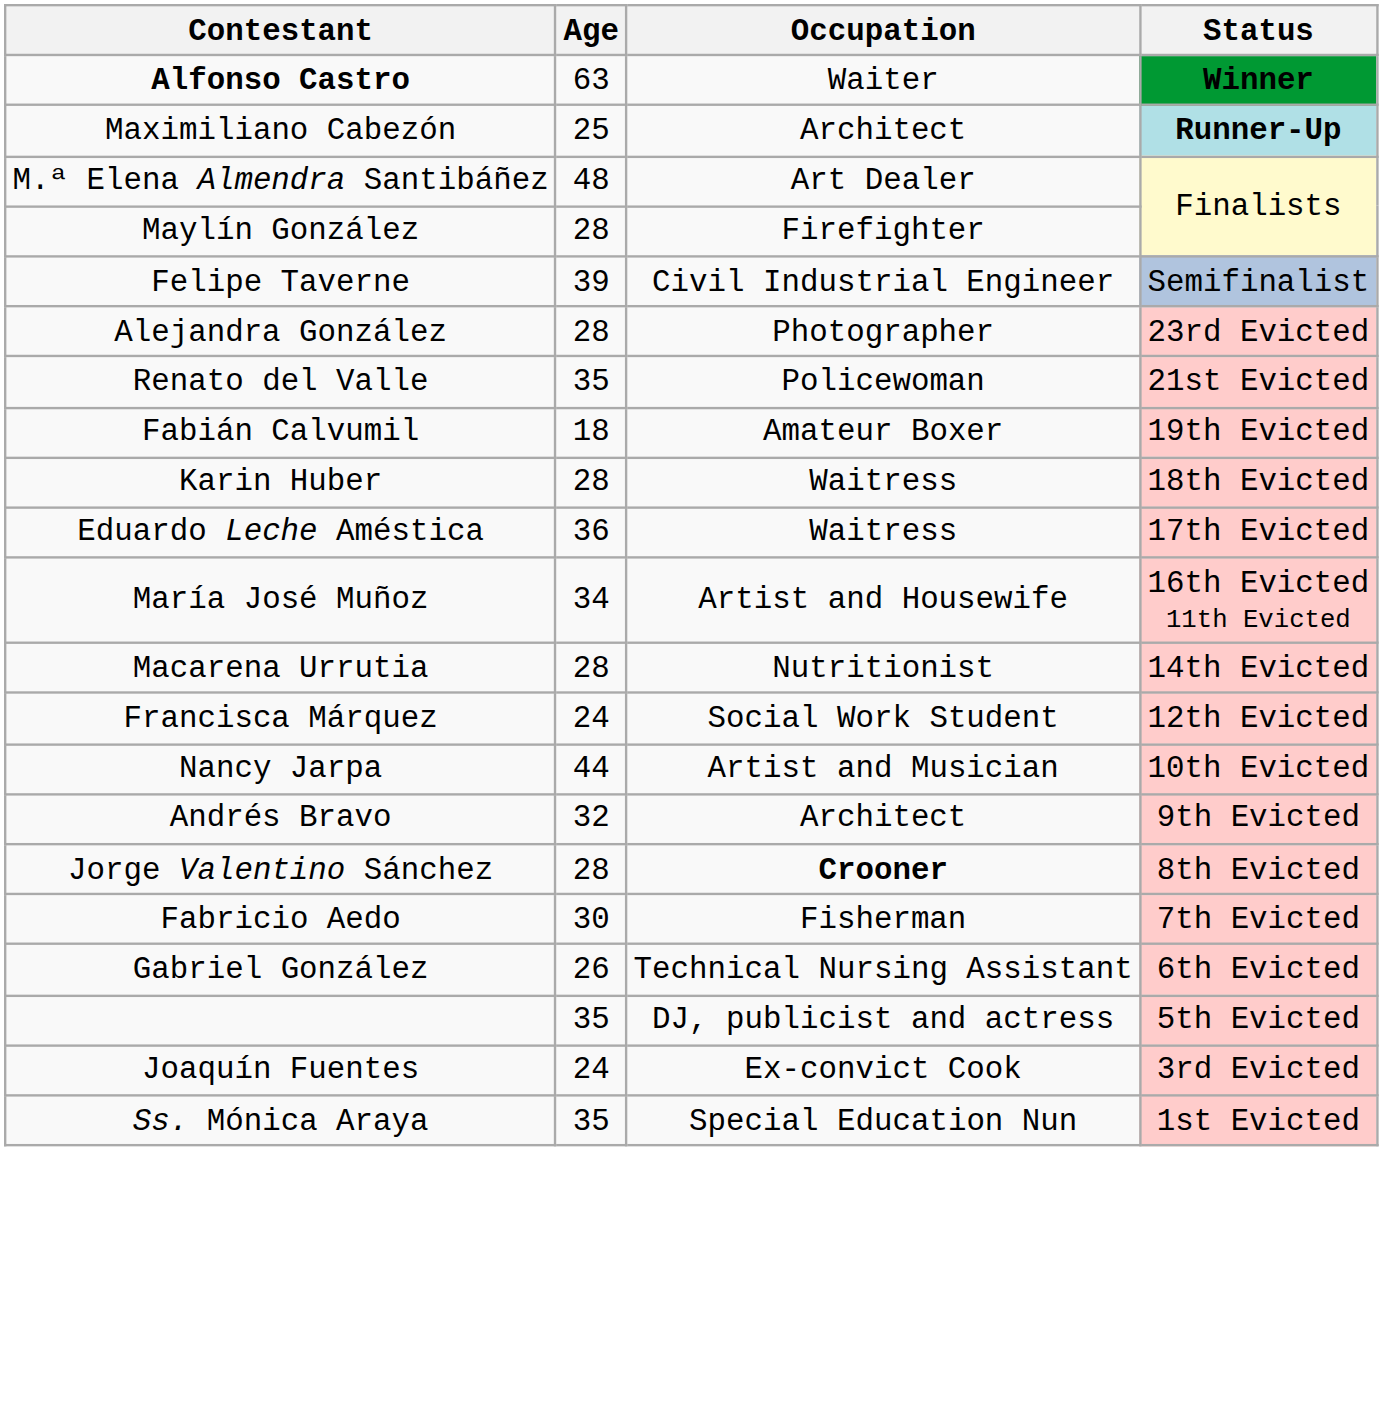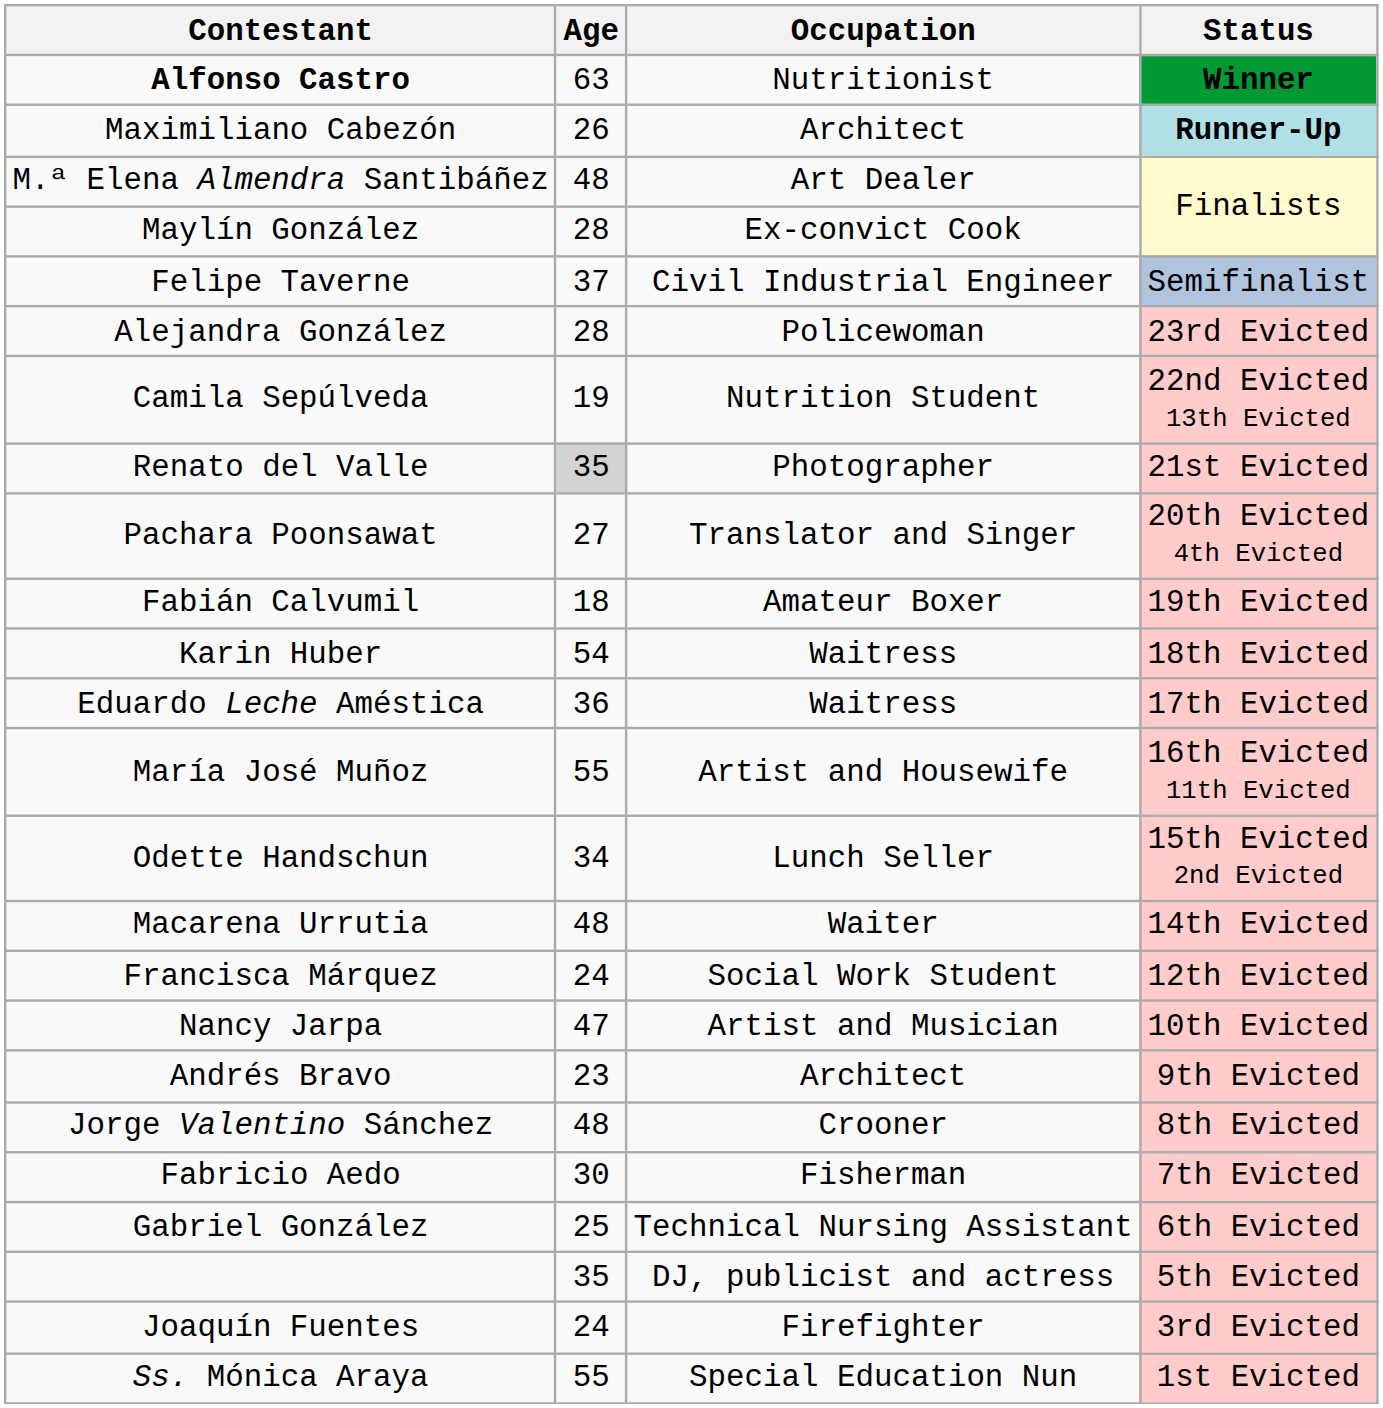(883, 81) Waiter -> (883, 81) Nutritionist
(591, 131) 25 -> (591, 131) 26
(883, 231) Firefighter -> (883, 231) Ex-convict Cook
(591, 281) 39 -> (591, 281) 37
(883, 332) Photographer -> (883, 332) Policewoman
+ row: (281, 400)
(591, 382) no background -> (591, 468) lightgrey background
(883, 382) Policewoman -> (883, 468) Photographer
+ row: (281, 536)
(591, 482) 28 -> (591, 654) 54
(591, 600) 34 -> (591, 772) 55
+ row: (281, 858)
(591, 668) 28 -> (591, 926) 48
(883, 668) Nutritionist -> (883, 926) Waiter
(591, 769) 44 -> (591, 1026) 47
(591, 819) 32 -> (591, 1076) 23
(591, 869) 28 -> (591, 1127) 48
(883, 869) bold -> (883, 1127) normal
(591, 970) 26 -> (591, 1227) 25
(883, 1070) Ex-convict Cook -> (883, 1327) Firefighter
(591, 1120) 35 -> (591, 1378) 55
